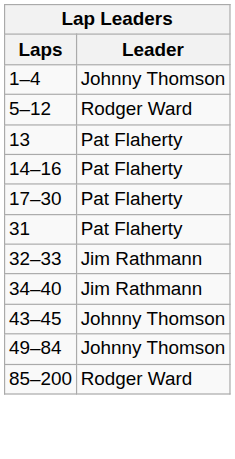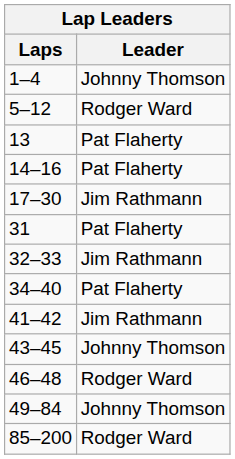(132, 199) Pat Flaherty -> (142, 199) Jim Rathmann
(142, 288) Jim Rathmann -> (132, 288) Pat Flaherty
+ row: (35, 318)
+ row: (35, 378)
